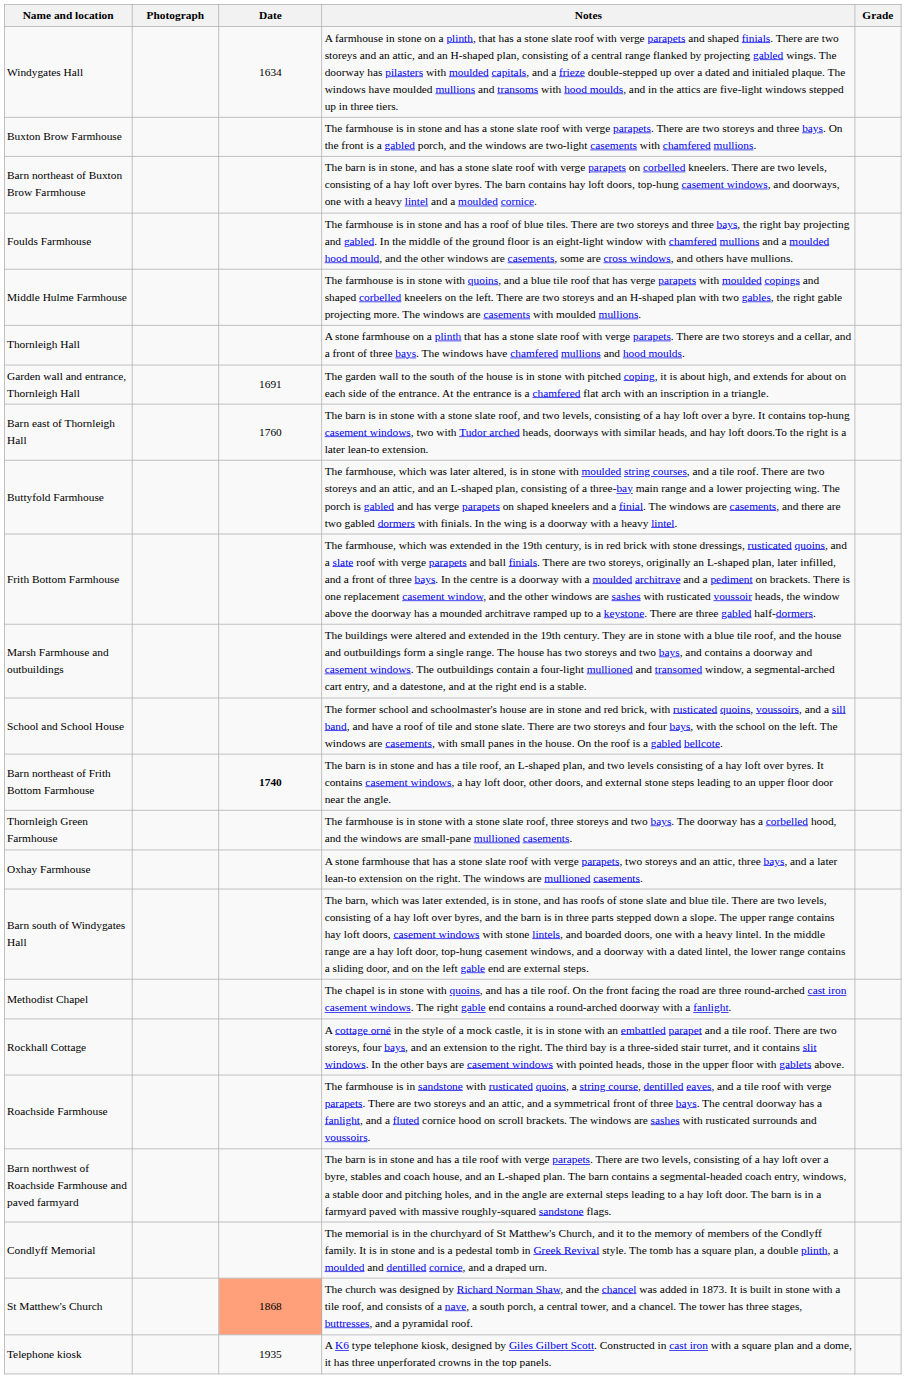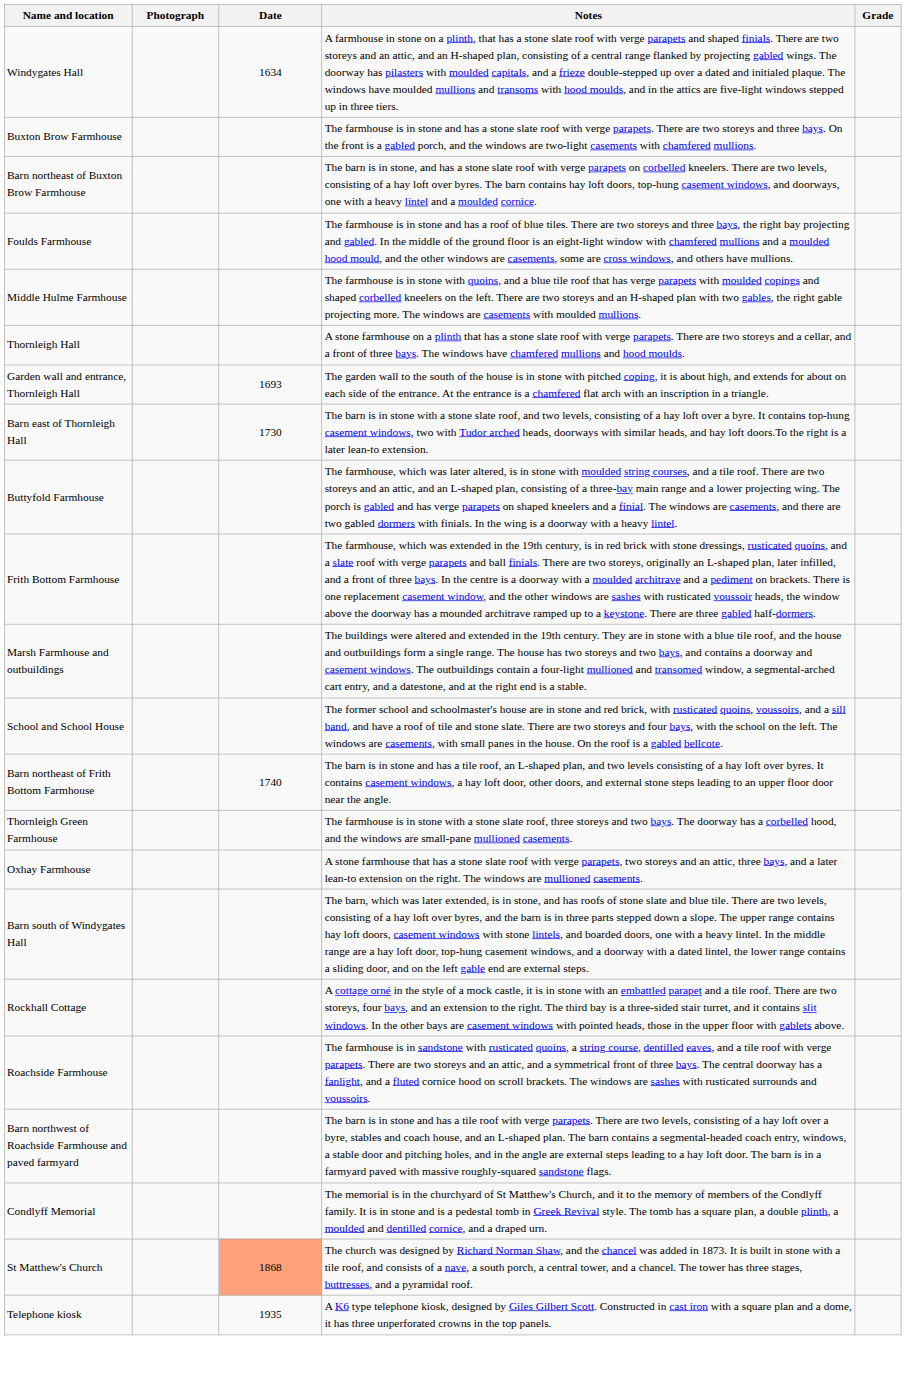(270, 384) 1691 -> (270, 384) 1693
(270, 432) 1760 -> (270, 432) 1730
(270, 782) bold -> (270, 782) normal
- row: (48, 999)
